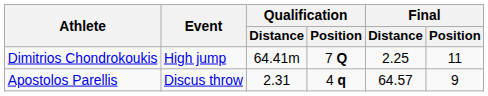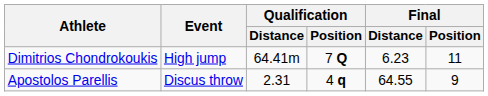(395, 58) 2.25 -> (395, 58) 6.23
(395, 80) 64.57 -> (395, 80) 64.55
